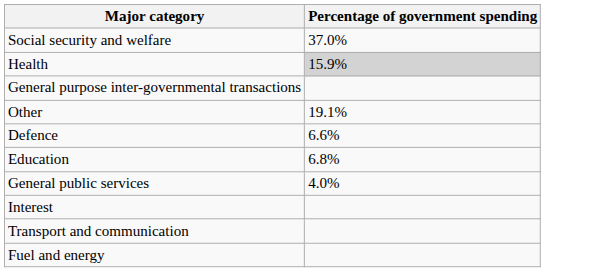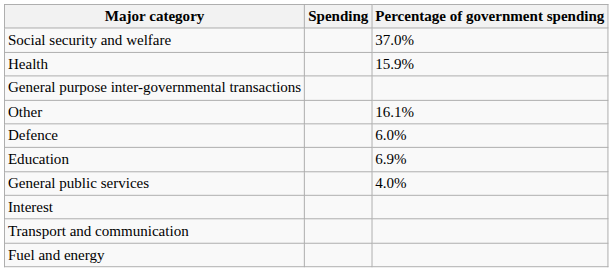+ column: (338, 16)
(328, 64) lightgrey background -> (395, 64) no background
(328, 111) 19.1% -> (395, 111) 16.1%
(324, 135) 6.6% -> (391, 135) 6.0%
(324, 159) 6.8% -> (391, 159) 6.9%
